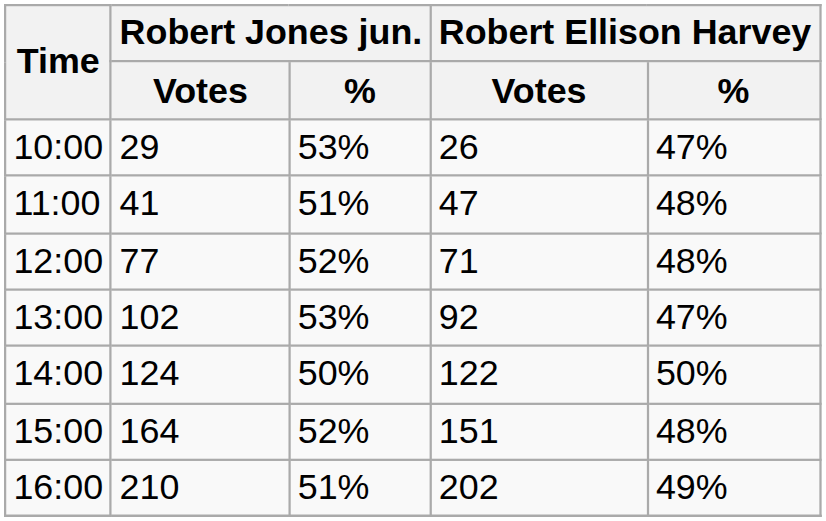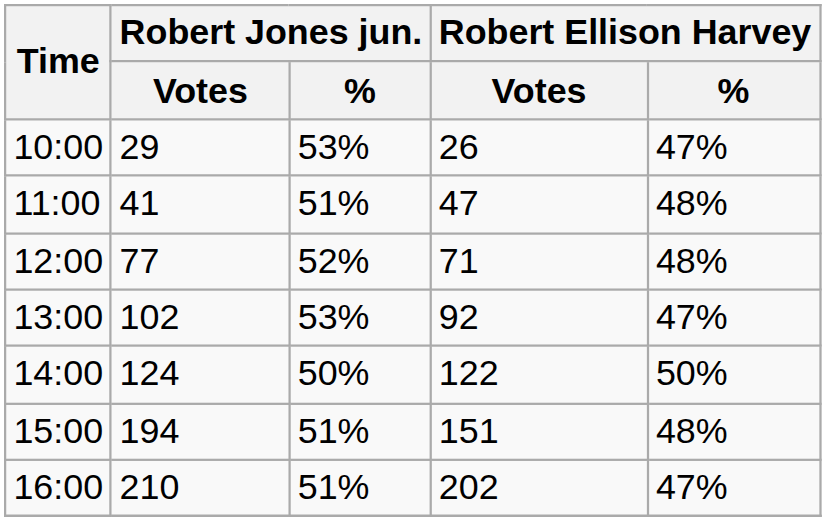(150, 430) 164 -> (150, 430) 194
(334, 430) 52% -> (334, 430) 51%
(692, 487) 49% -> (692, 487) 47%
